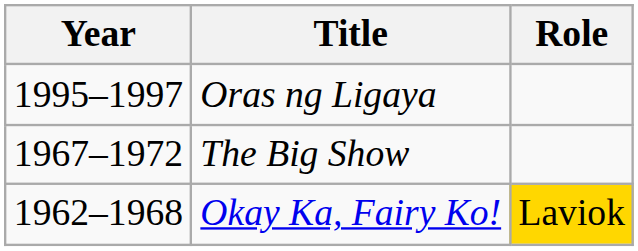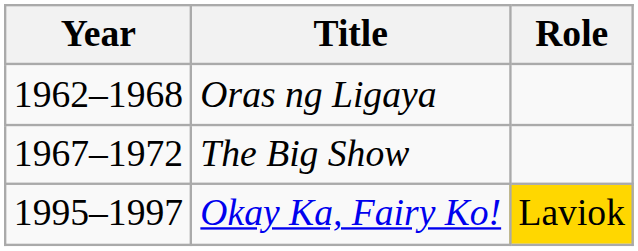(98, 93) 1995–1997 -> (98, 93) 1962–1968
(98, 213) 1962–1968 -> (98, 213) 1995–1997
